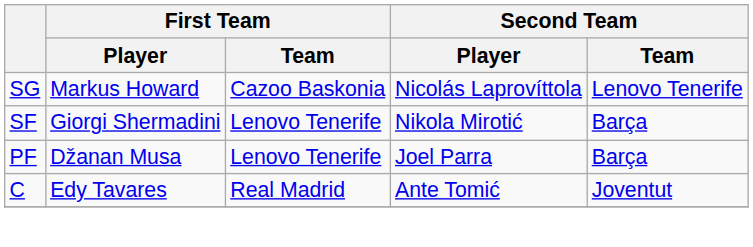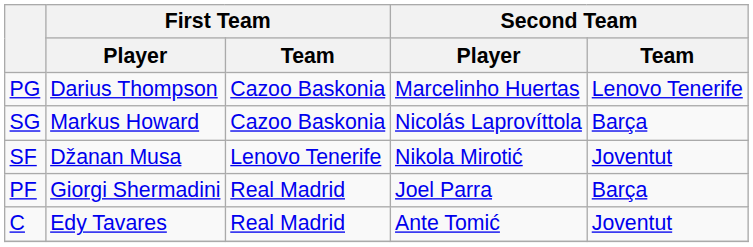+ row: (25, 88)
(667, 88) Lenovo Tenerife -> (620, 122) Barça
(135, 122) Giorgi Shermadini -> (116, 156) Džanan Musa
(620, 122) Barça -> (632, 156) Joventut
(116, 156) Džanan Musa -> (135, 190) Giorgi Shermadini
(306, 156) Lenovo Tenerife -> (288, 190) Real Madrid
